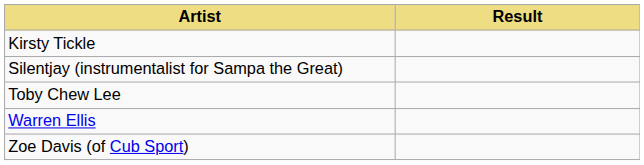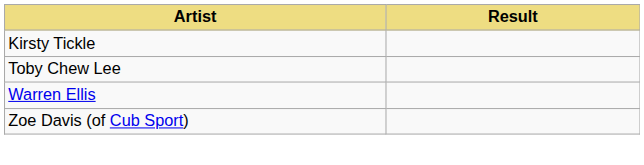- row: (176, 69)
